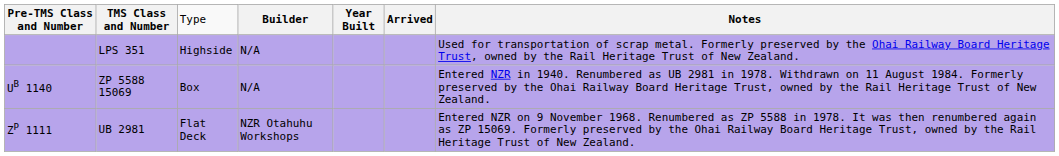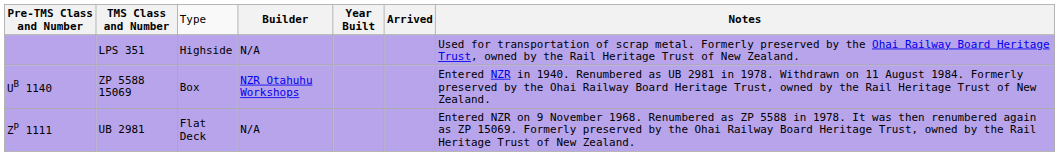(250, 87) N/A -> (276, 87) NZR Otahuhu Workshops
(276, 130) NZR Otahuhu Workshops -> (250, 130) N/A
